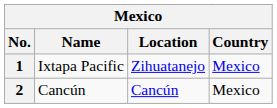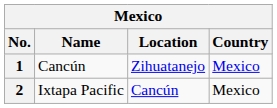(81, 66) Ixtapa Pacific -> (62, 66) Cancún
(62, 90) Cancún -> (81, 90) Ixtapa Pacific
